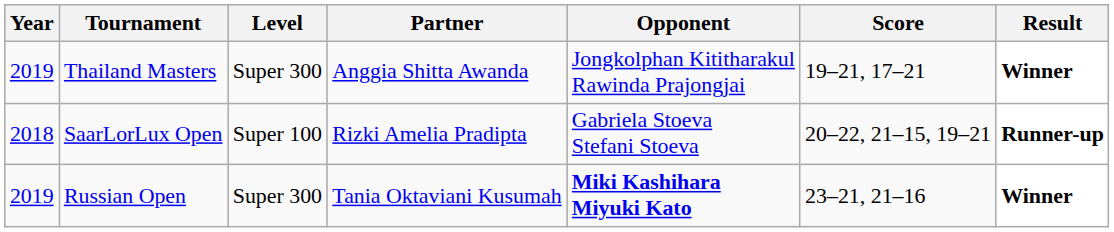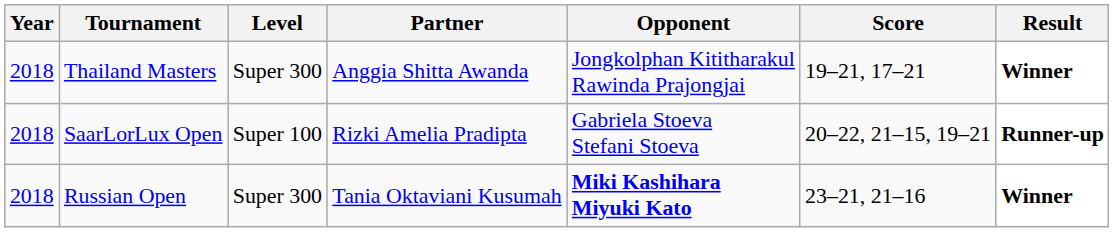(32, 71) 2019 -> (32, 71) 2018
(32, 195) 2019 -> (32, 195) 2018
